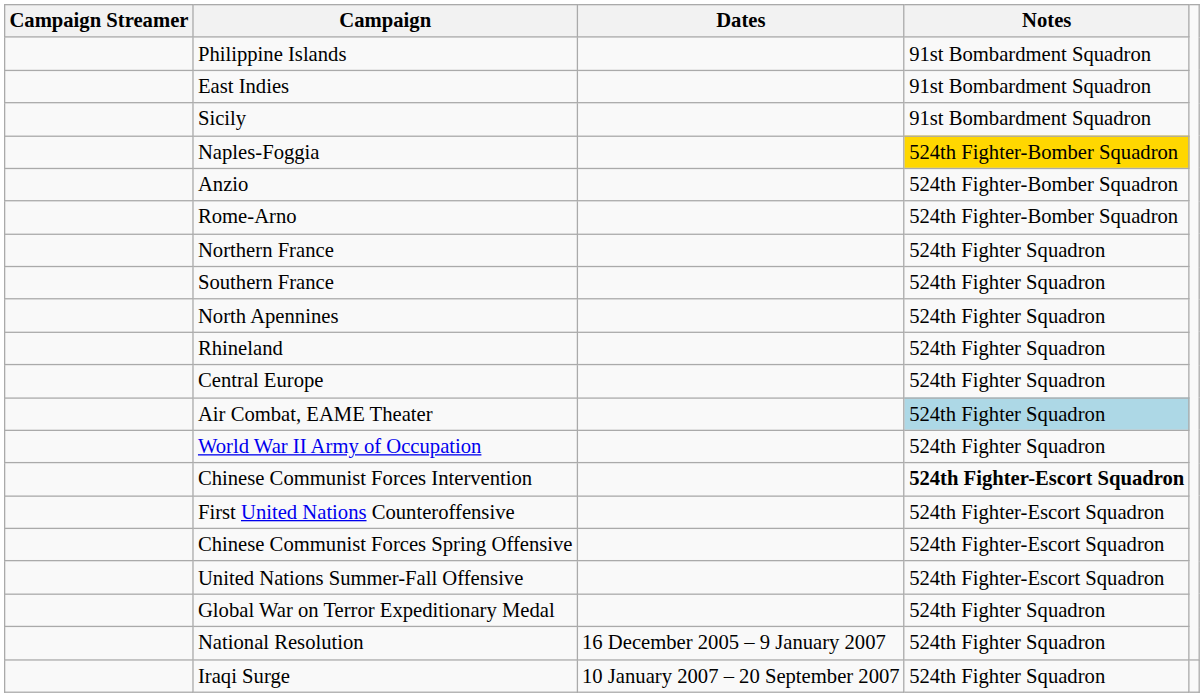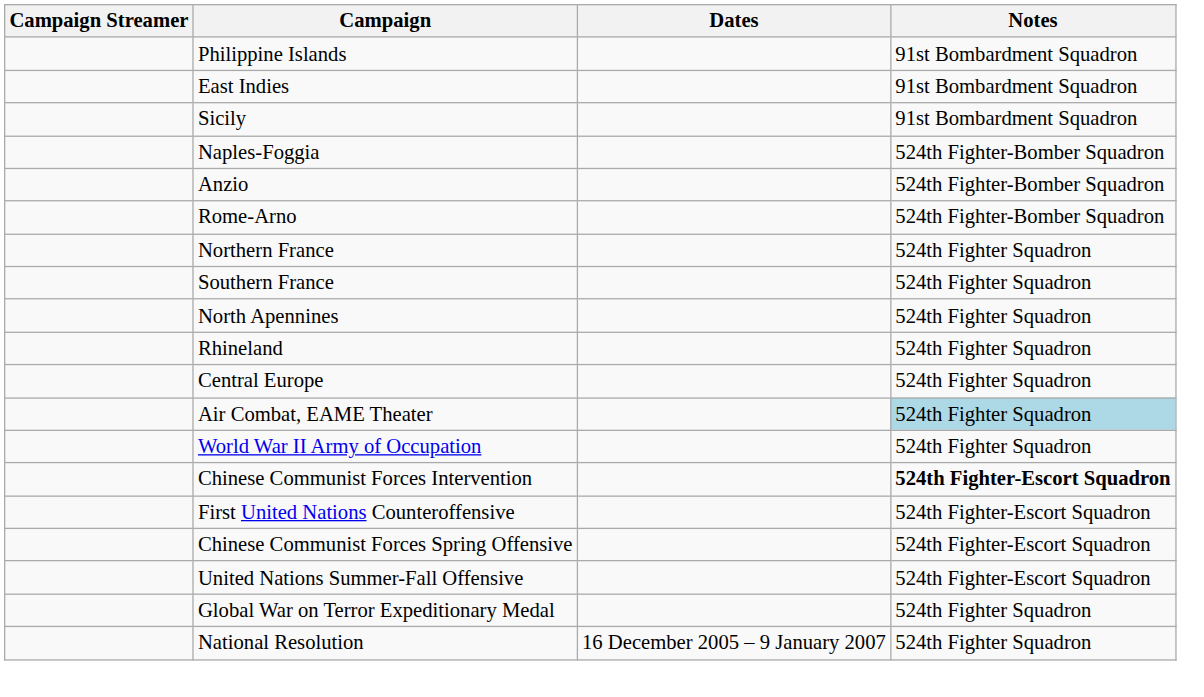(1044, 151) gold background -> (1030, 151) no background
- row: (244, 675)
